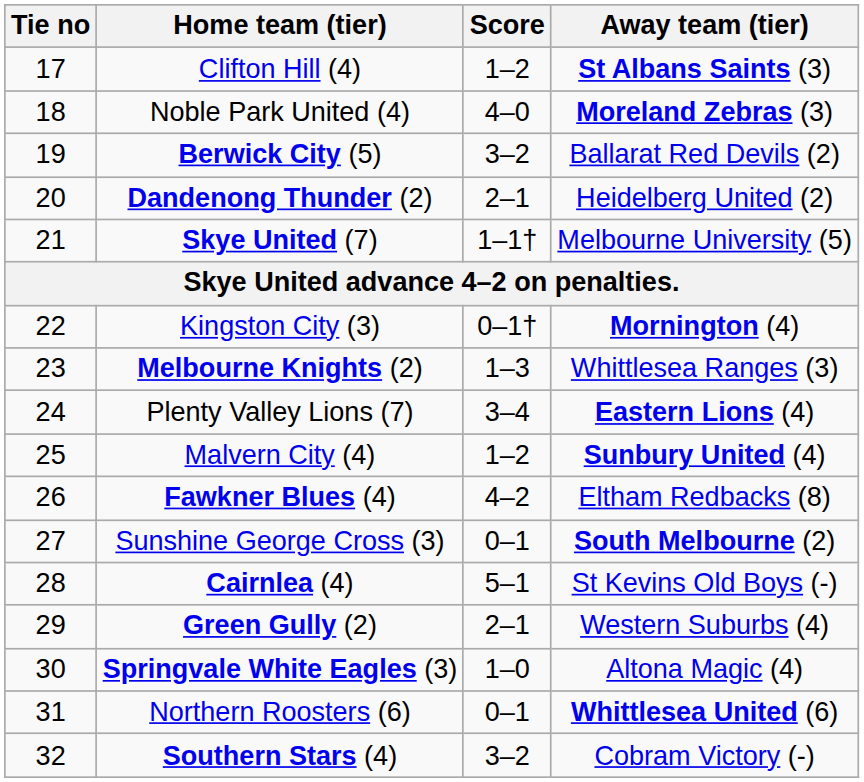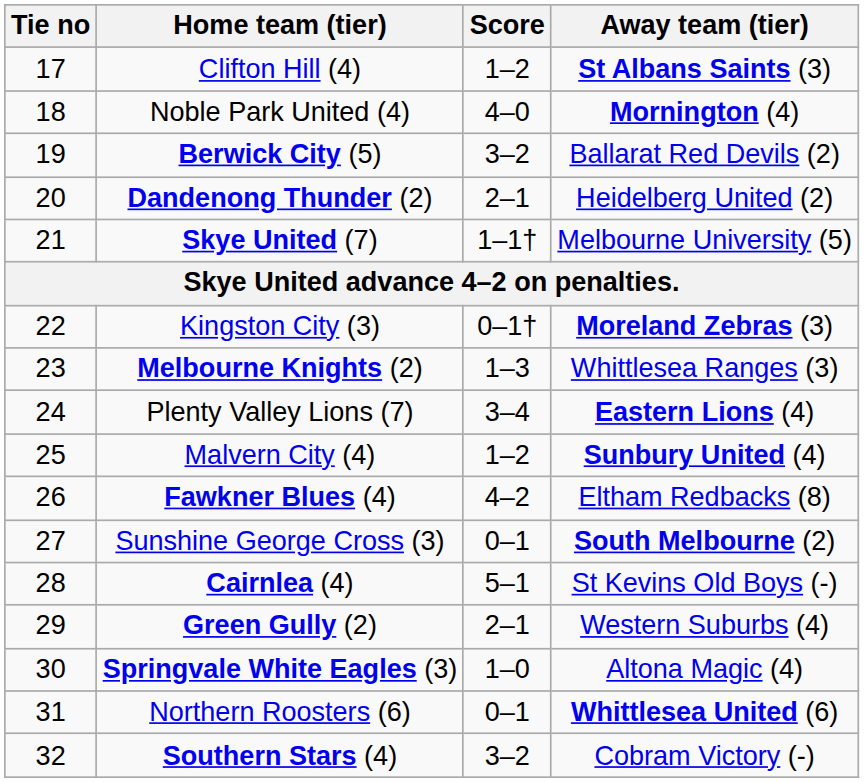(705, 111) Moreland Zebras (3) -> (705, 111) Mornington (4)
(705, 326) Mornington (4) -> (705, 326) Moreland Zebras (3)
